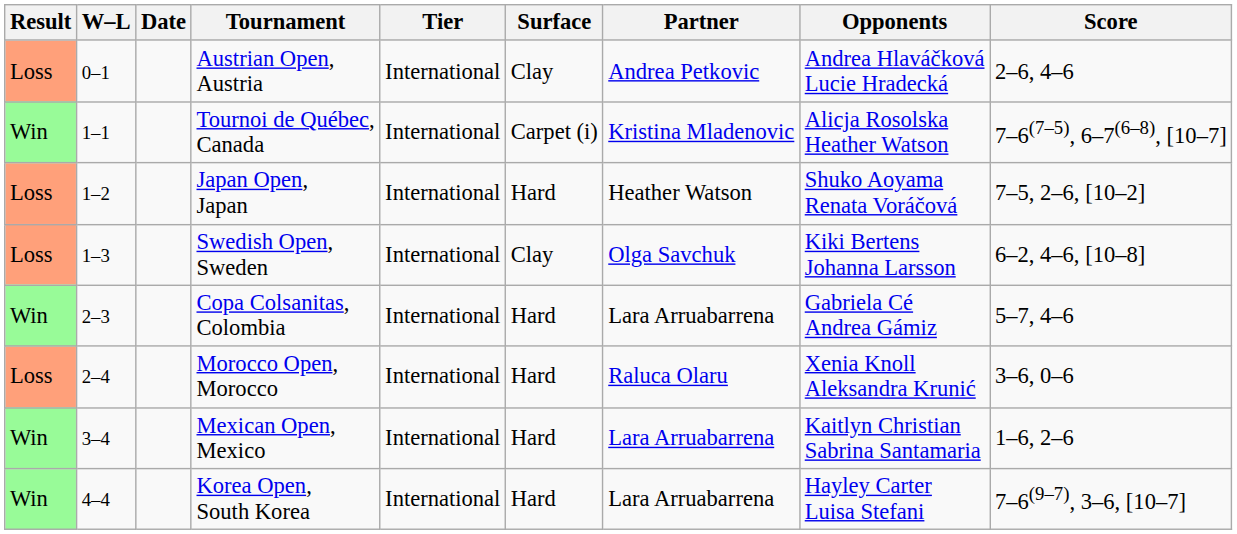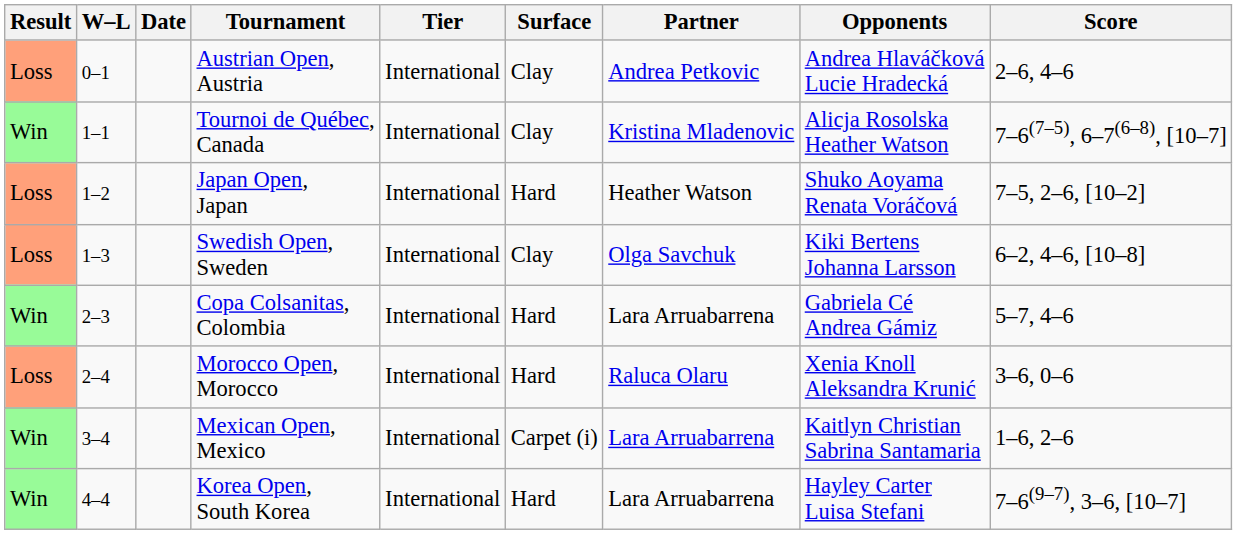(554, 132) Carpet (i) -> (532, 132) Clay
(533, 437) Hard -> (554, 437) Carpet (i)
